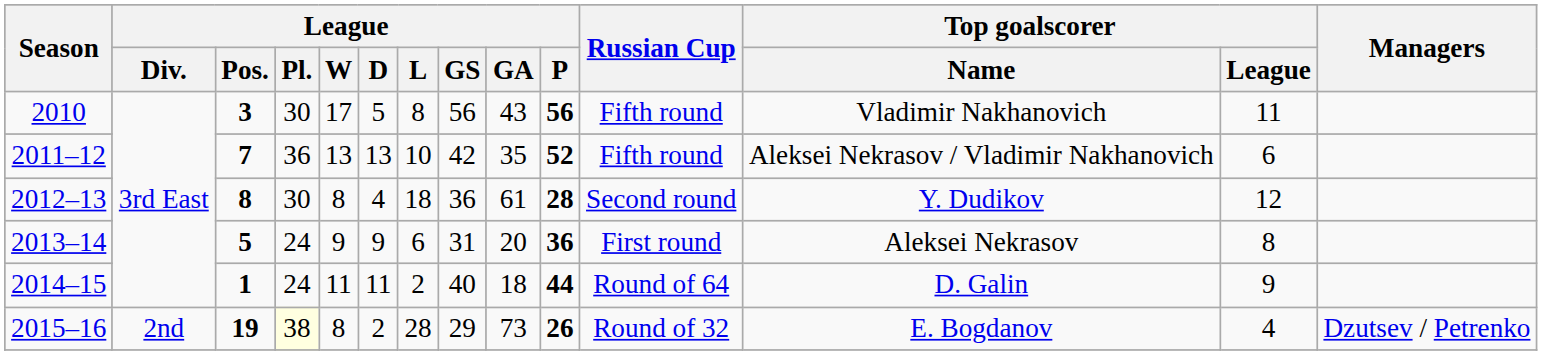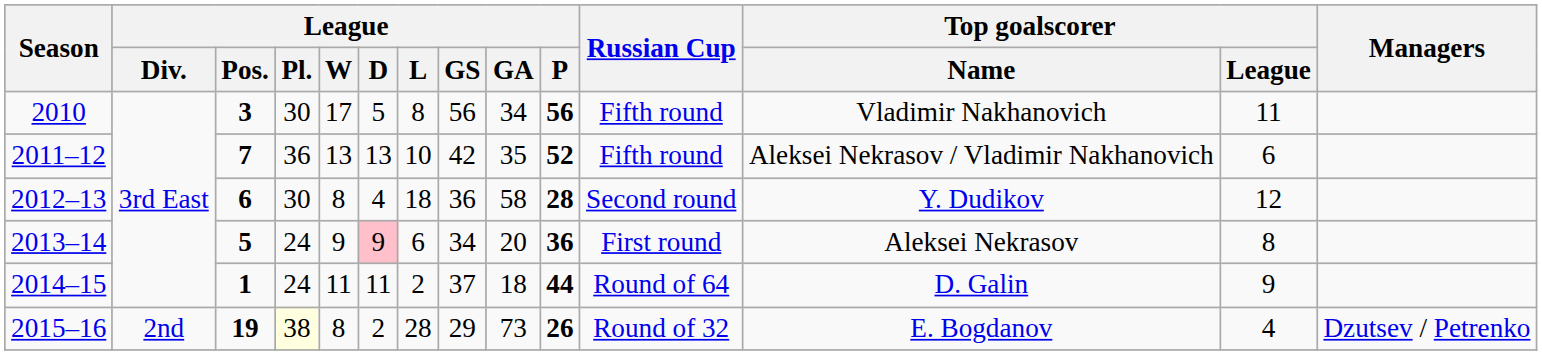(513, 112) 43 -> (513, 112) 34
(245, 198) 8 -> (245, 198) 6
(513, 198) 61 -> (513, 198) 58
(378, 241) no background -> (378, 241) pink background
(462, 241) 31 -> (462, 241) 34
(462, 284) 40 -> (462, 284) 37
